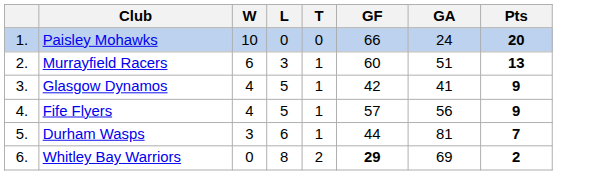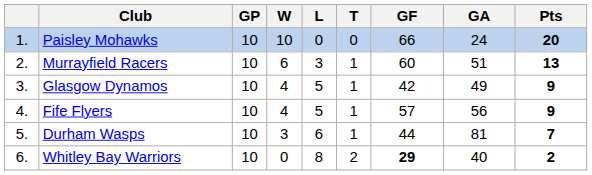+ column: (249, 16)
(444, 87) 41 -> (479, 87) 49
(444, 157) 69 -> (479, 157) 40
